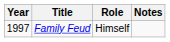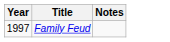- column: (112, 12)
